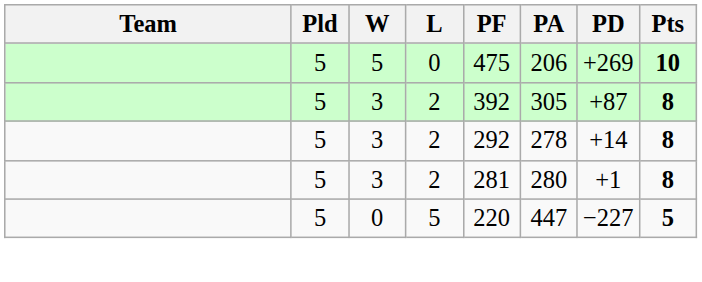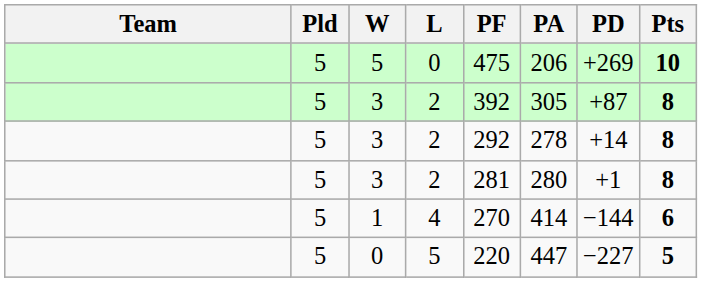+ row: (377, 218)
